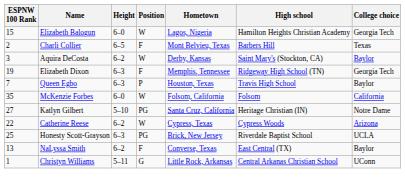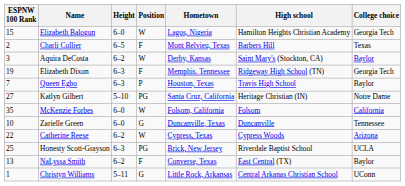rows swapped: (67, 97) <-> (62, 110)
+ row: (62, 123)
